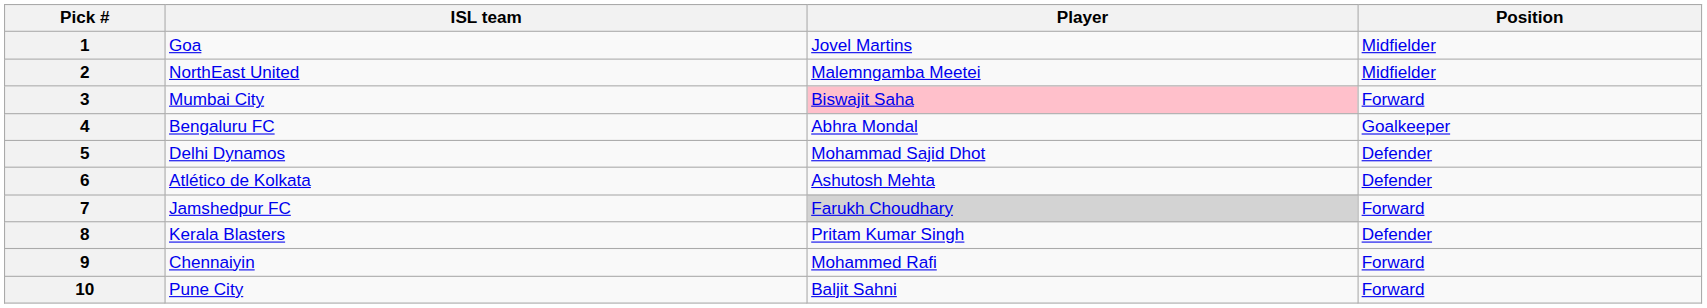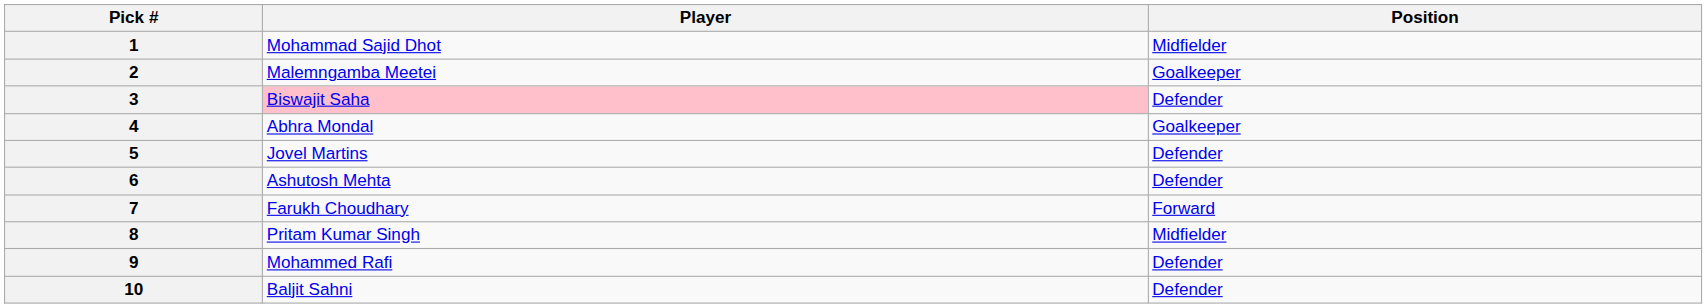- column: (486, 18)
(862, 45) Jovel Martins -> (354, 45) Mohammad Sajid Dhot
(1399, 72) Midfielder -> (1196, 72) Goalkeeper
(1393, 99) Forward -> (1187, 99) Defender
(898, 153) Mohammad Sajid Dhot -> (317, 153) Jovel Martins
(882, 208) lightgrey background -> (338, 208) no background
(1397, 235) Defender -> (1189, 235) Midfielder
(1393, 262) Forward -> (1187, 262) Defender
(1393, 289) Forward -> (1187, 289) Defender
